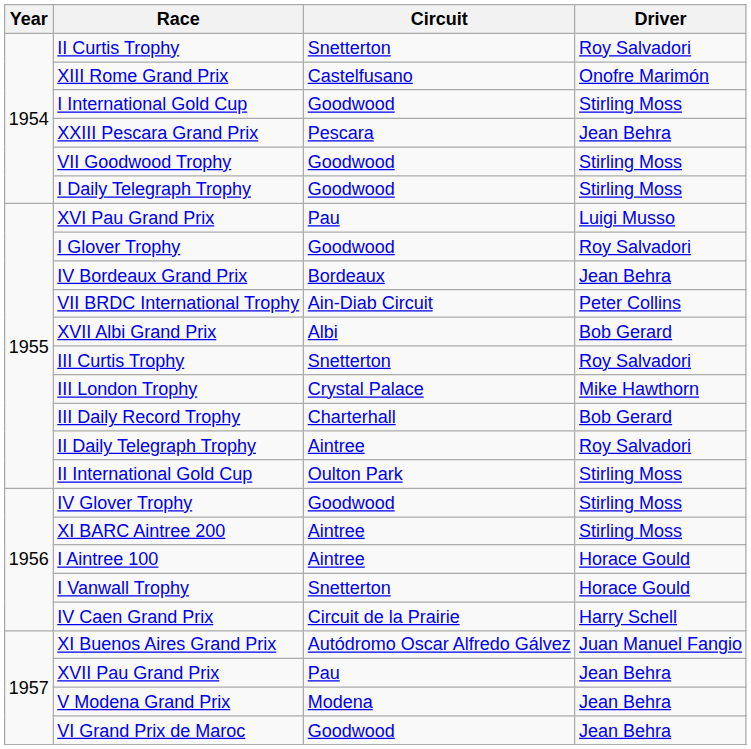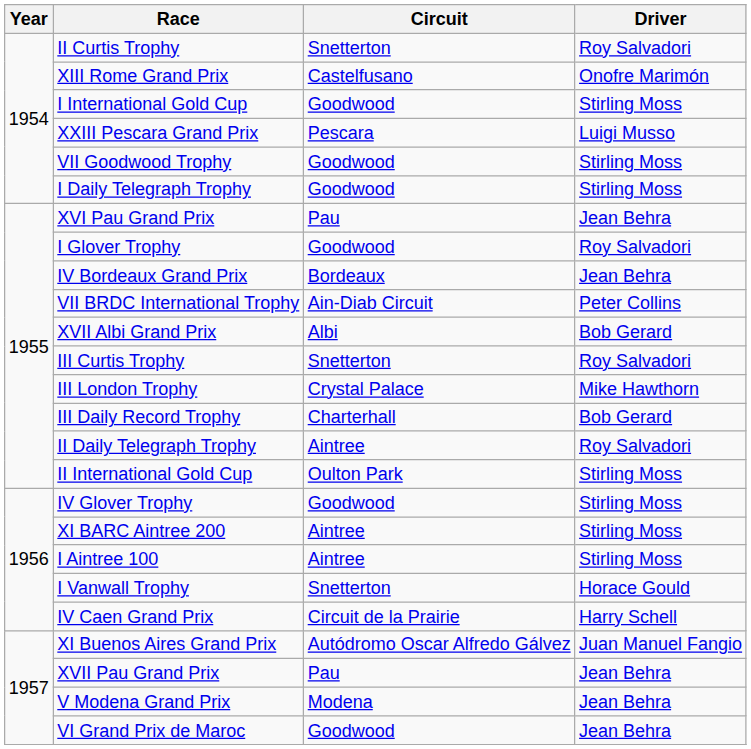(625, 133) Jean Behra -> (627, 133) Luigi Musso
(627, 218) Luigi Musso -> (625, 218) Jean Behra
(635, 560) Horace Gould -> (631, 560) Stirling Moss
